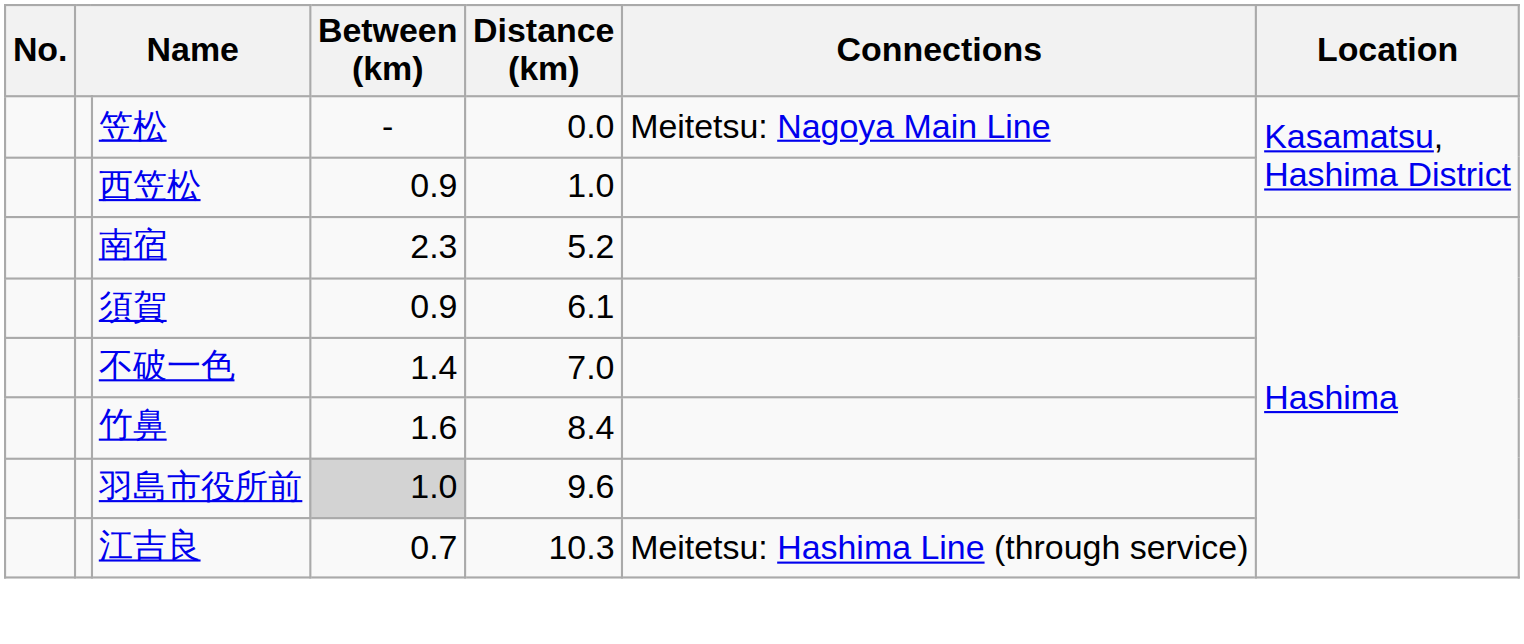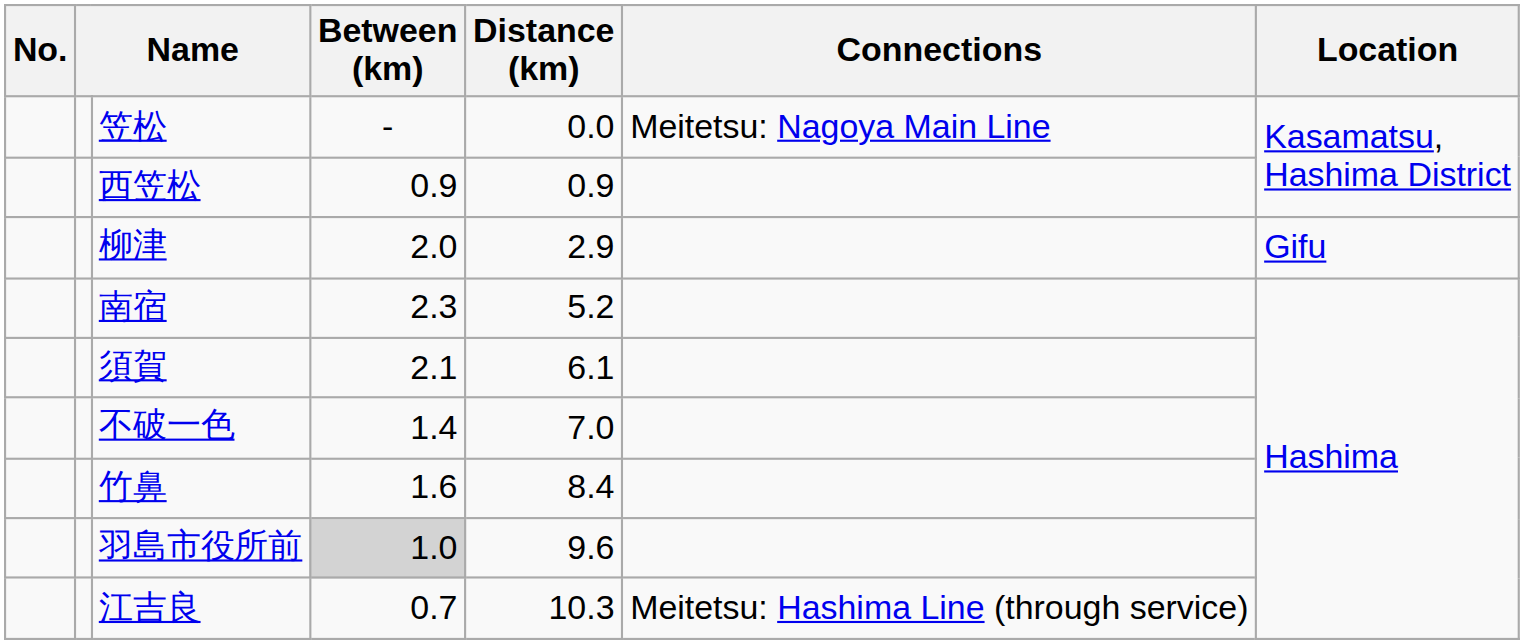(591, 186) 1.0 -> (591, 186) 0.9
+ row: (133, 245)
(434, 306) 0.9 -> (434, 367) 2.1
